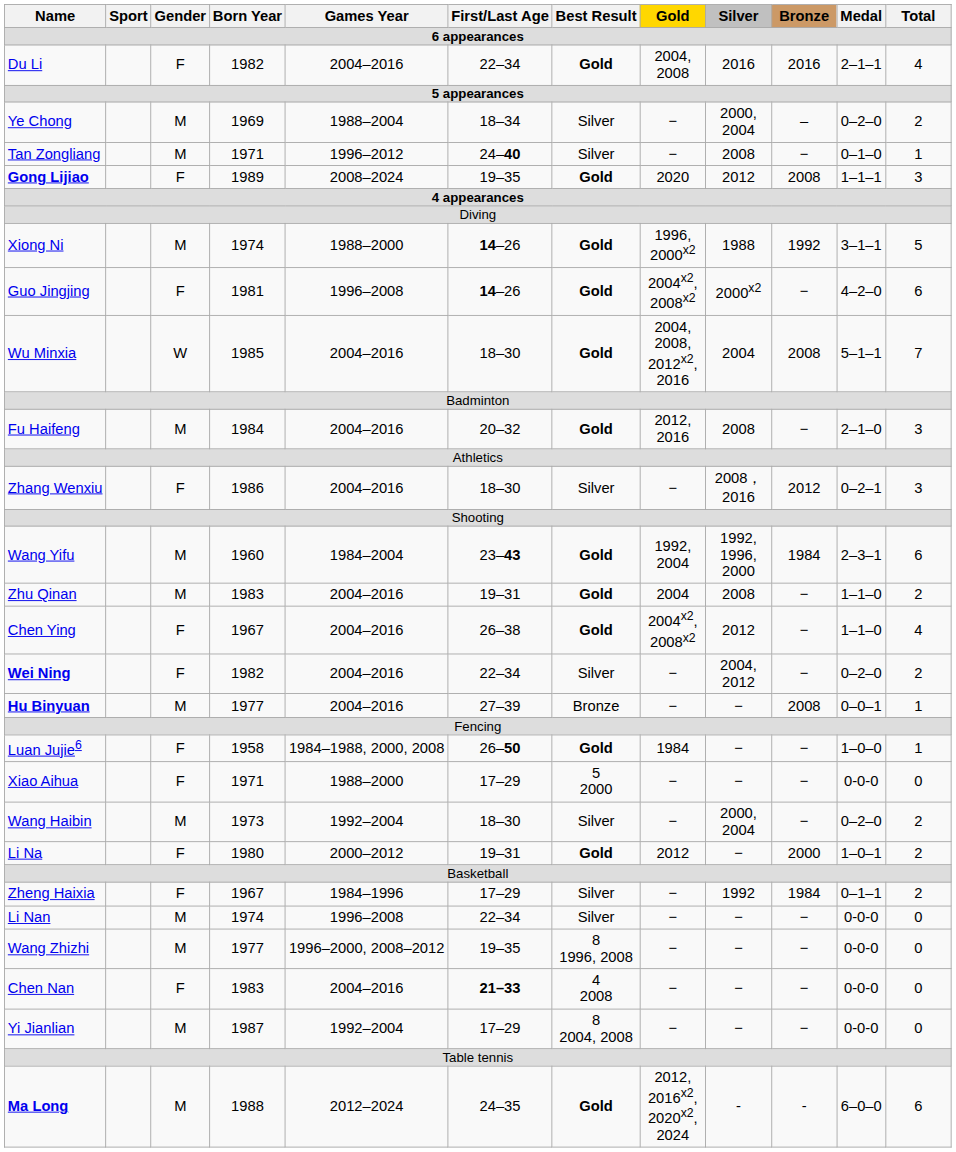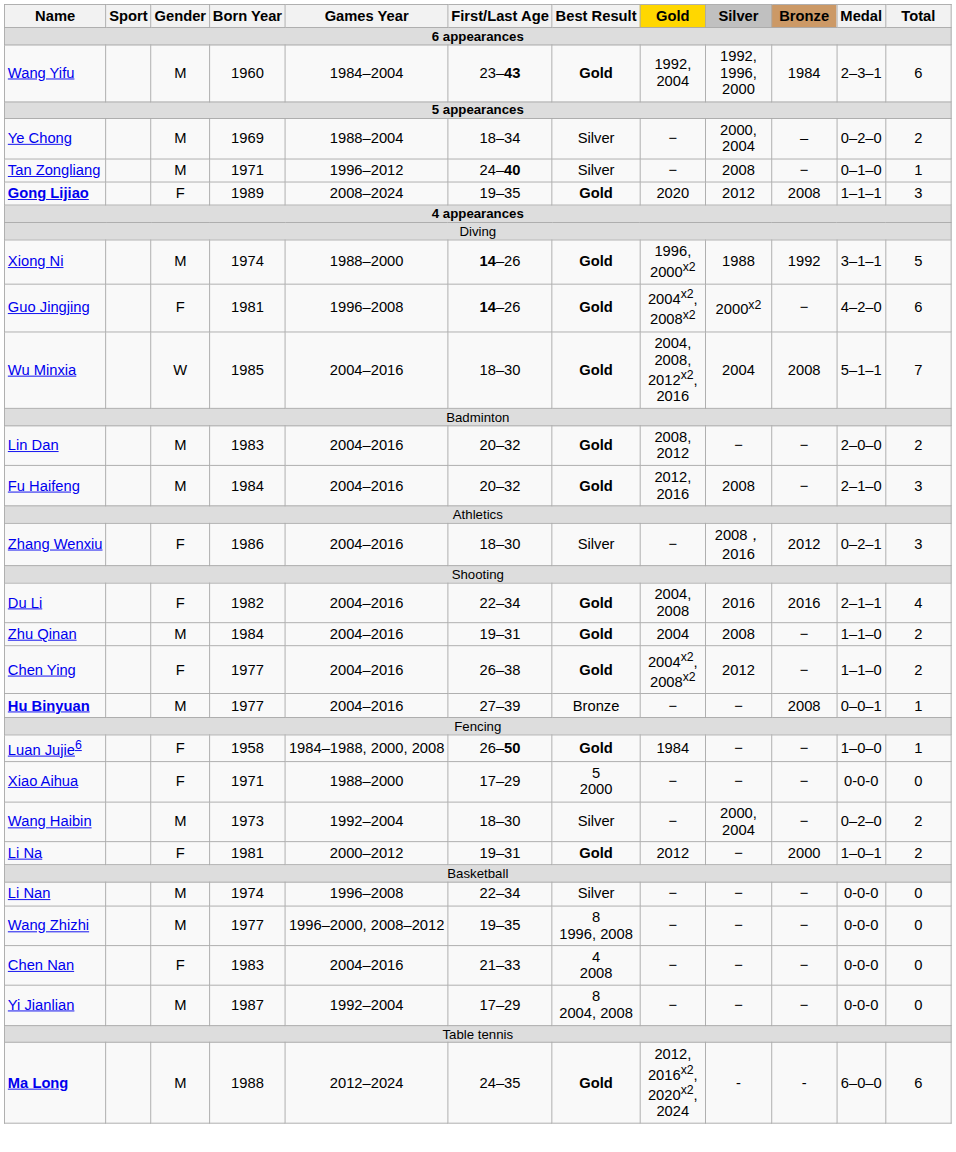rows swapped: (41, 554) <-> (25, 65)
+ row: (33, 445)
(247, 594) 1983 -> (247, 634) 1984
(247, 630) 1967 -> (247, 670) 1977
(918, 630) 4 -> (918, 670) 2
- row: (39, 674)
(247, 853) 1980 -> (247, 853) 1981
- row: (51, 894)
(500, 988) bold -> (500, 965) normal
